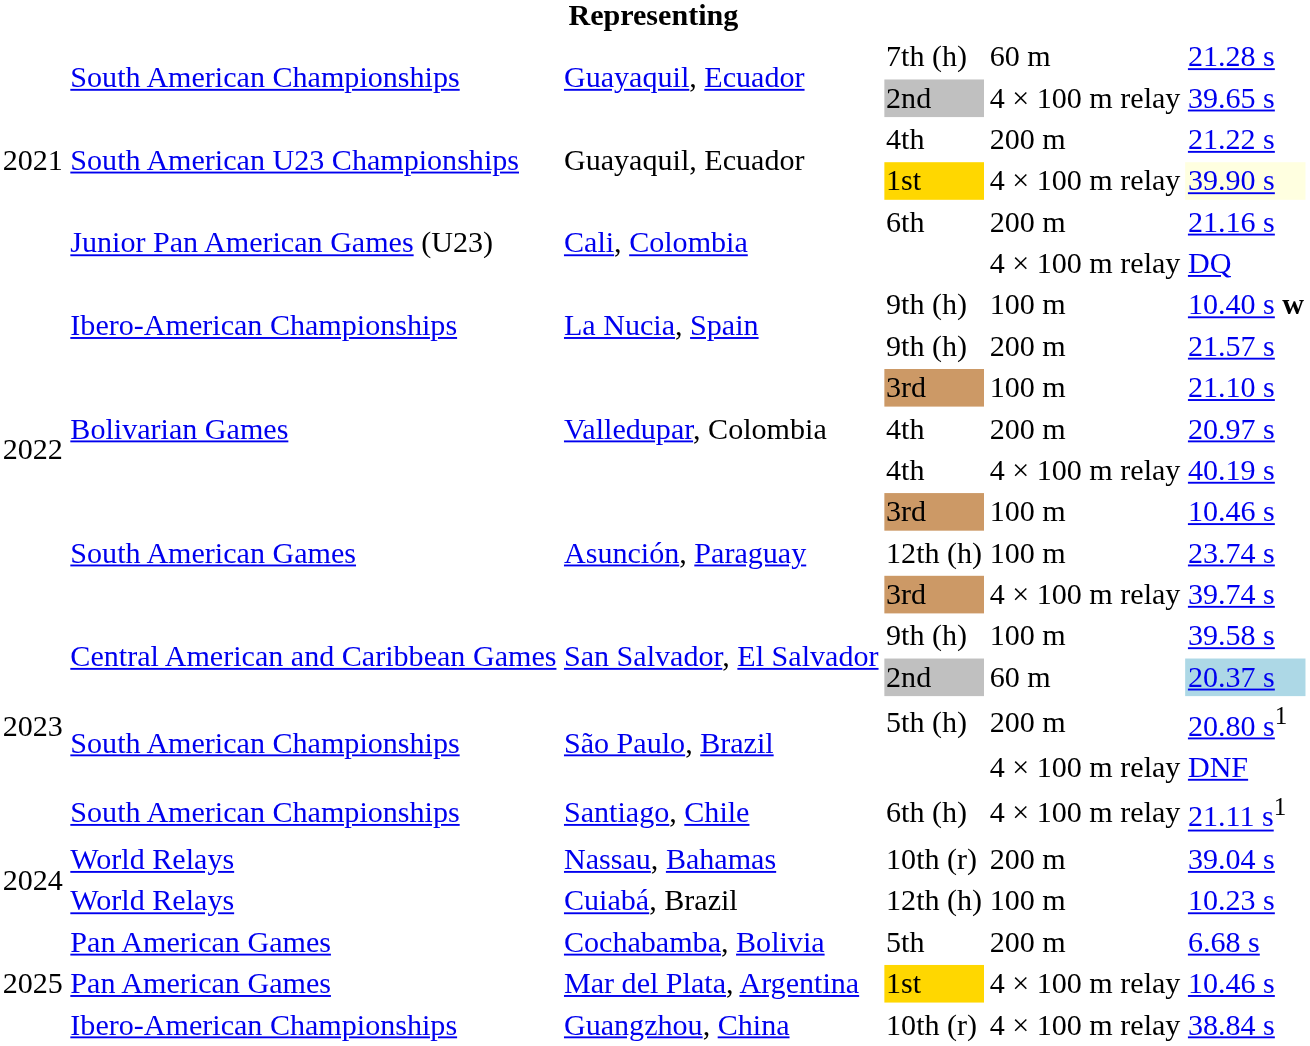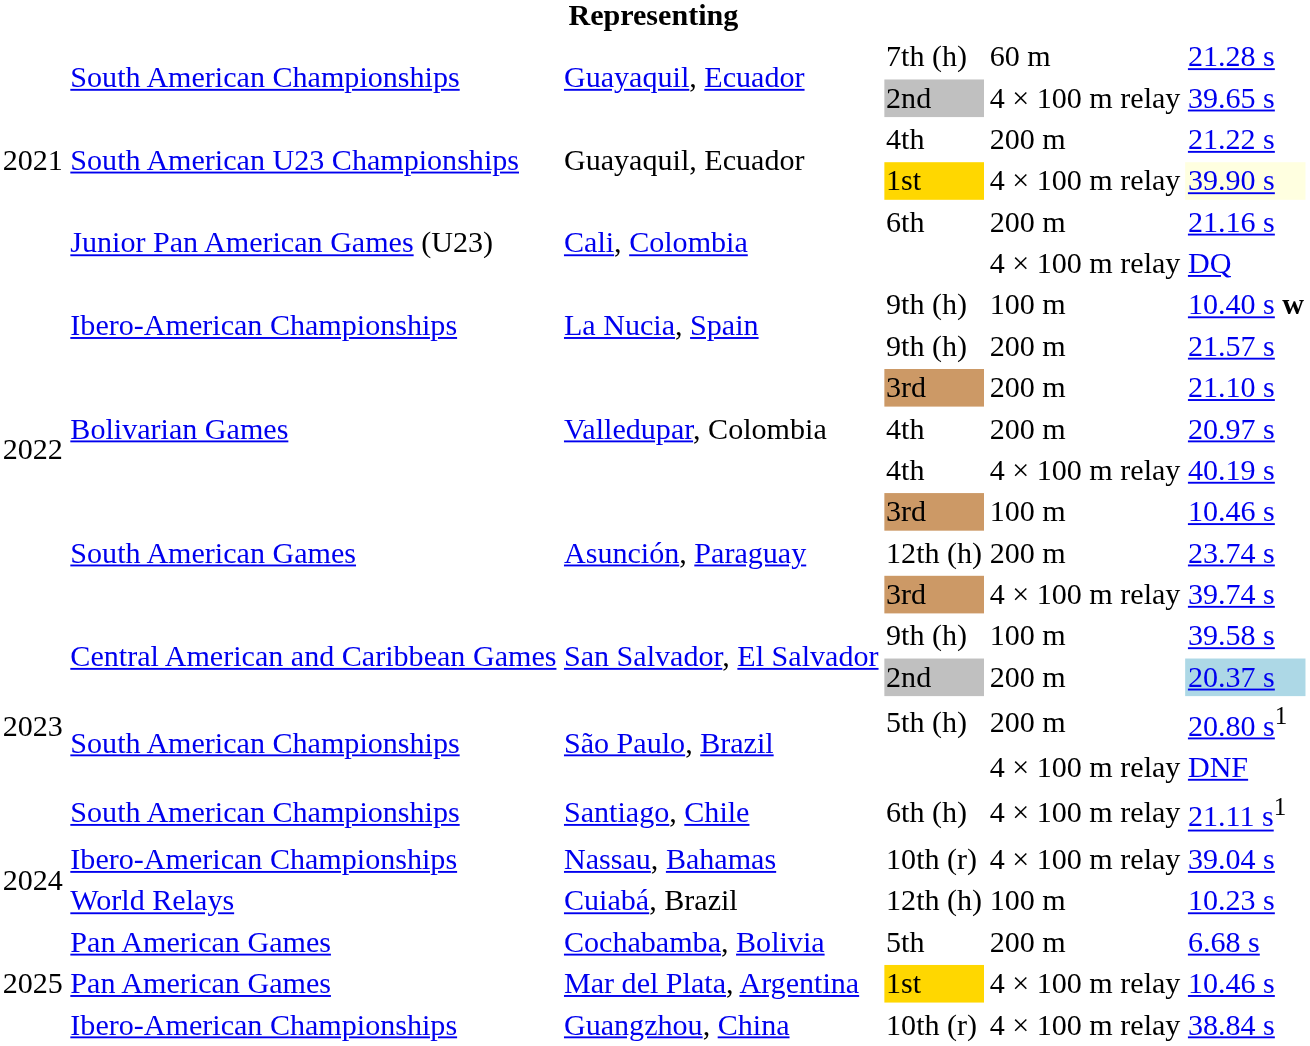(1028, 387) 100 m -> (1028, 387) 200 m
(1028, 552) 100 m -> (1028, 552) 200 m
(1020, 676) 60 m -> (1028, 676) 200 m
(152, 858) World Relays -> (264, 858) Ibero-American Championships
(1028, 858) 200 m -> (1085, 858) 4 × 100 m relay
